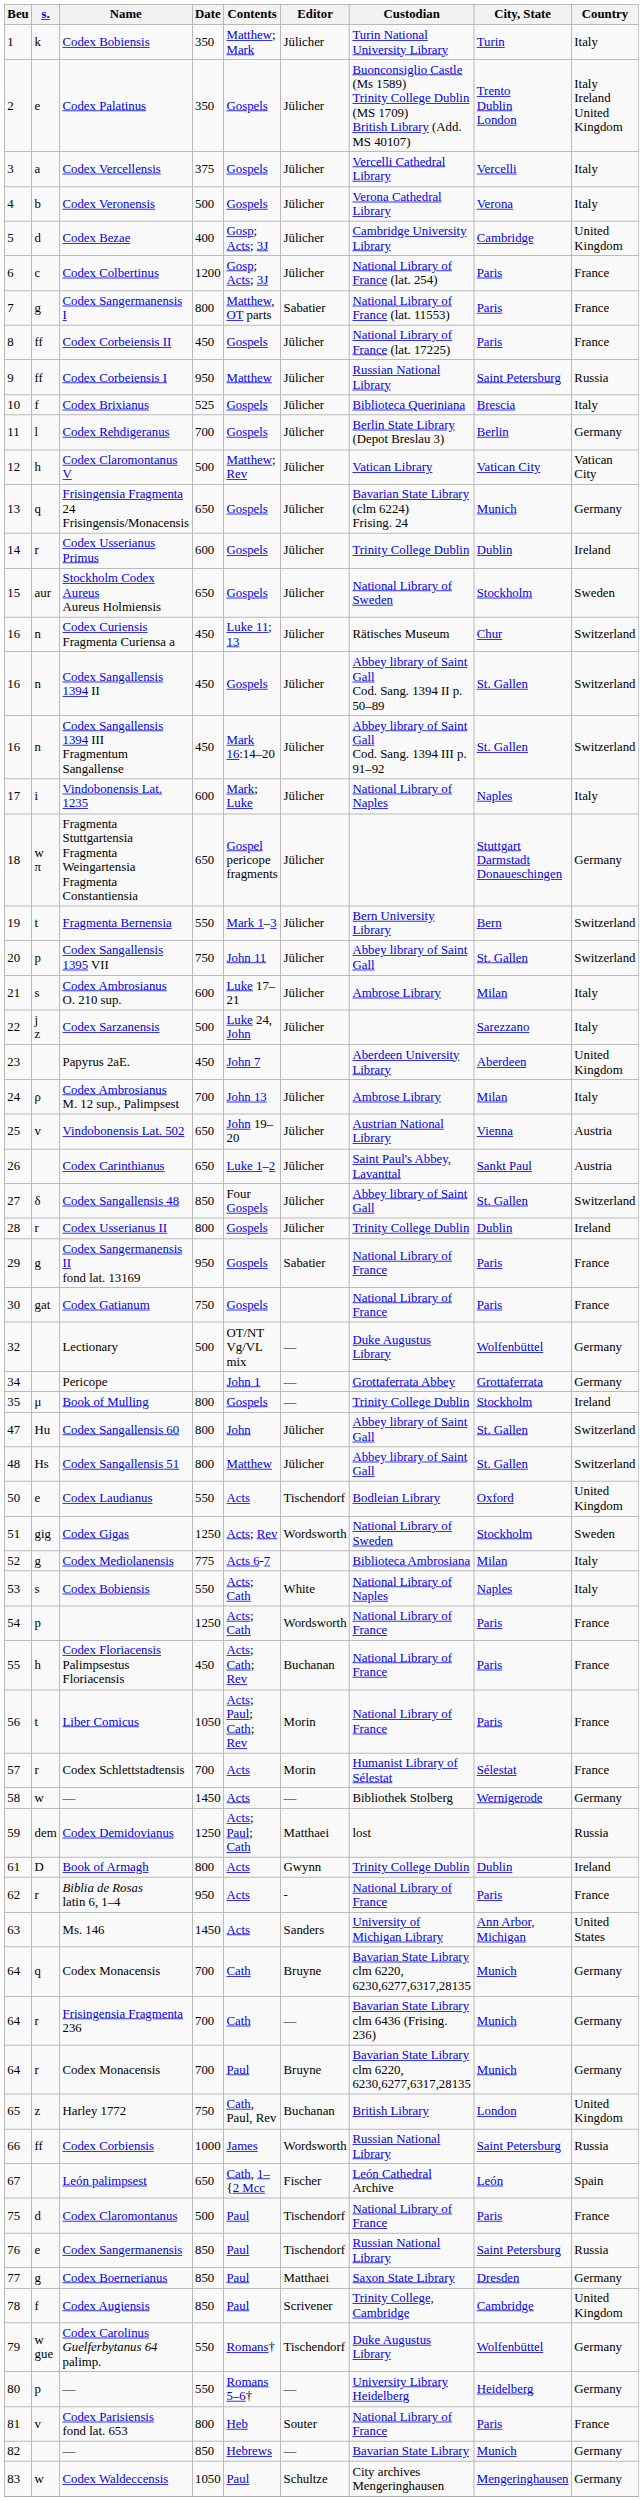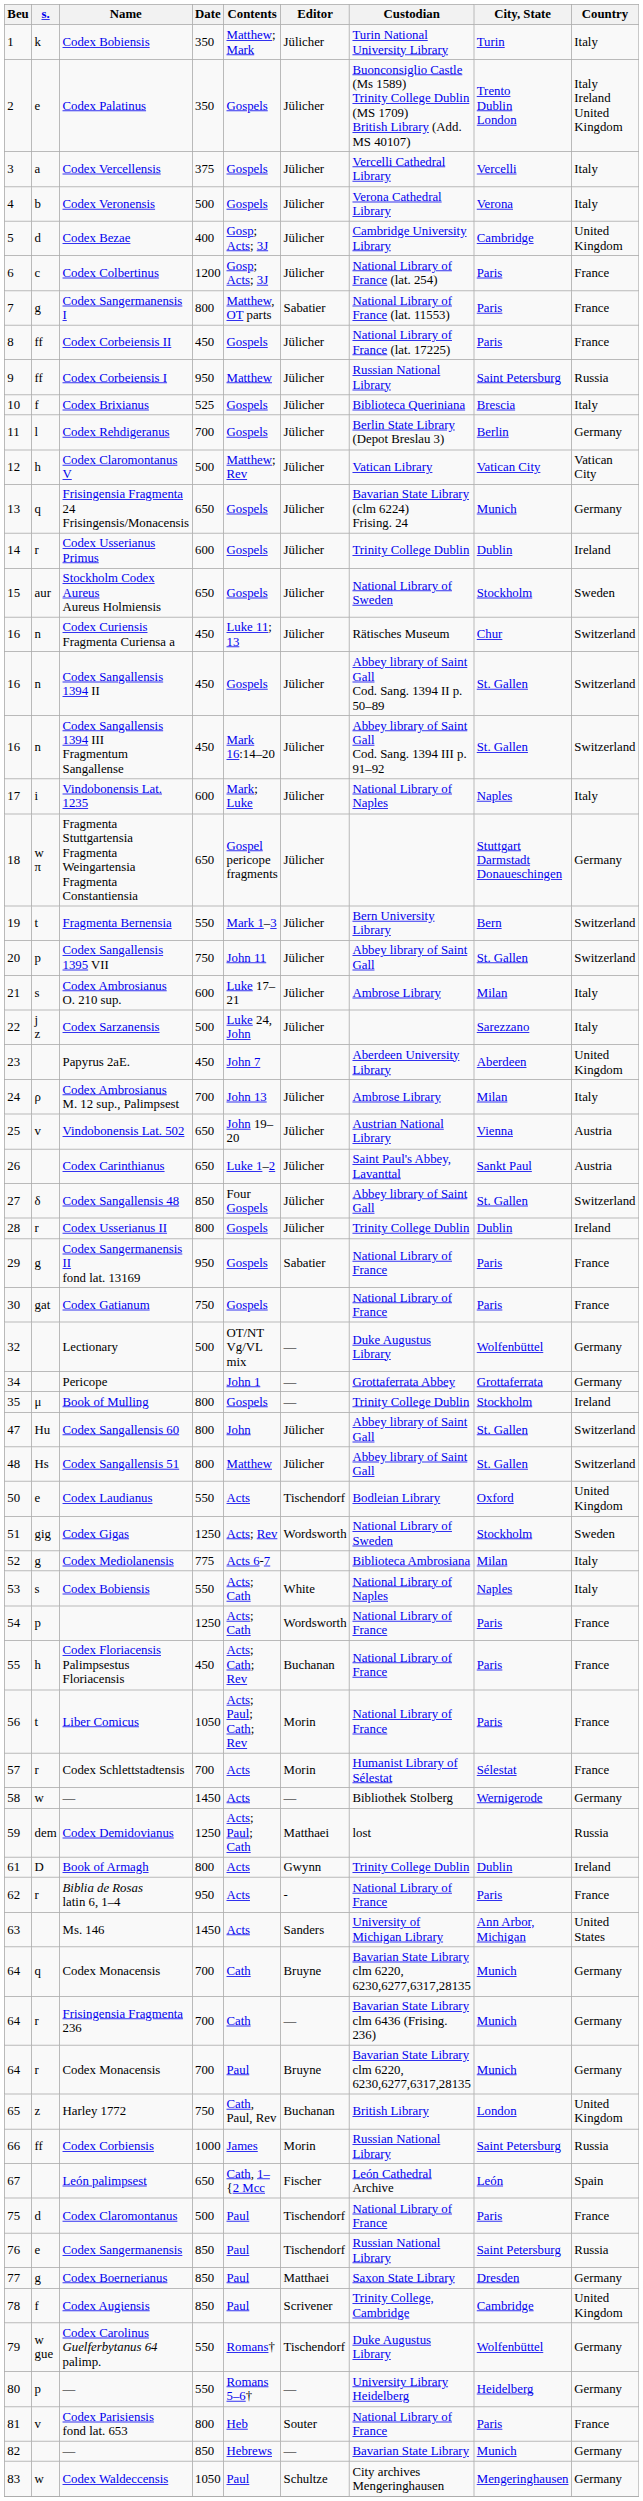(315, 2146) Wordsworth -> (300, 2146) Morin
